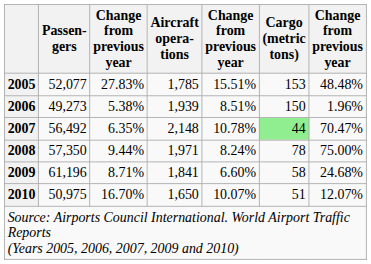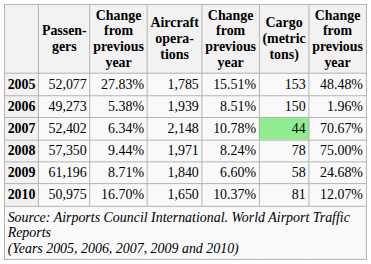(68, 128) 56,492 -> (68, 128) 52,402
(126, 128) 6.35% -> (126, 128) 6.34%
(341, 128) 70.47% -> (341, 128) 70.67%
(183, 172) 1,841 -> (183, 172) 1,840
(235, 194) 10.07% -> (235, 194) 10.37%
(299, 194) 51 -> (299, 194) 81
